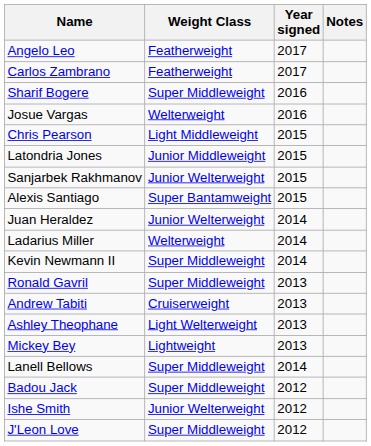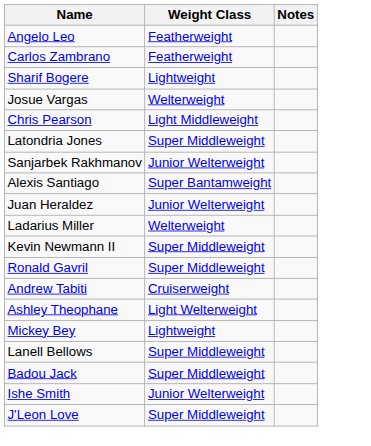- column: (299, 22)
(206, 93) Super Middleweight -> (182, 78) Lightweight
(207, 156) Junior Middleweight -> (206, 141) Super Middleweight
